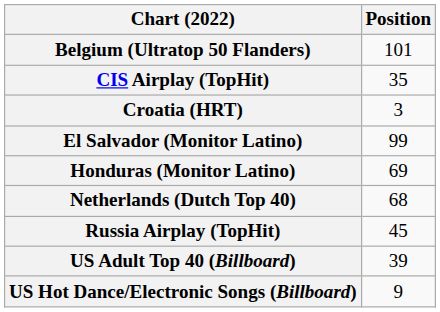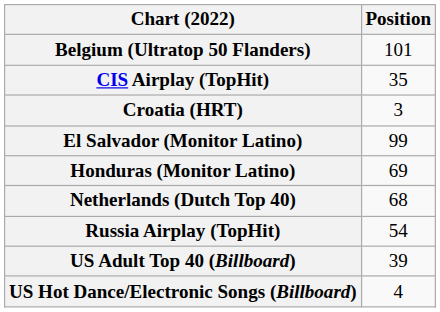(398, 230) 45 -> (398, 230) 54
(398, 291) 9 -> (398, 291) 4
